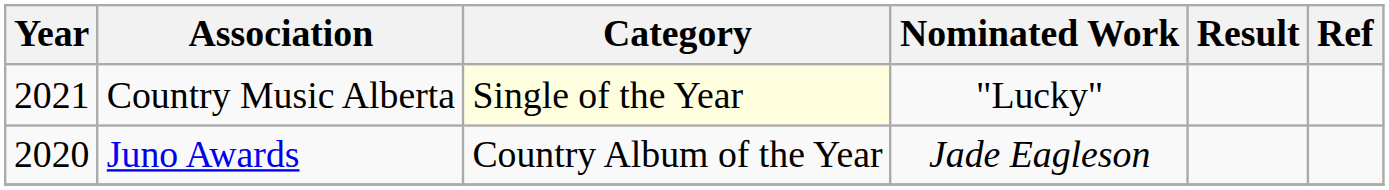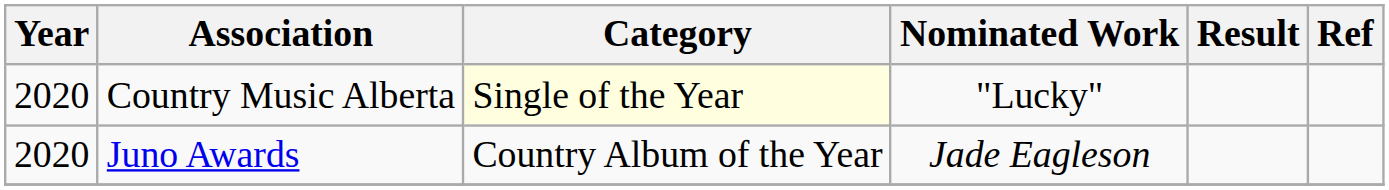(52, 94) 2021 -> (52, 94) 2020
